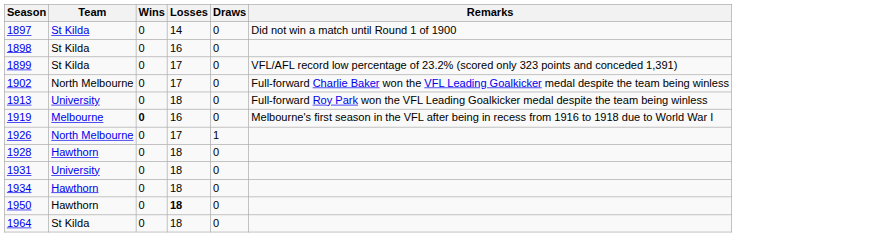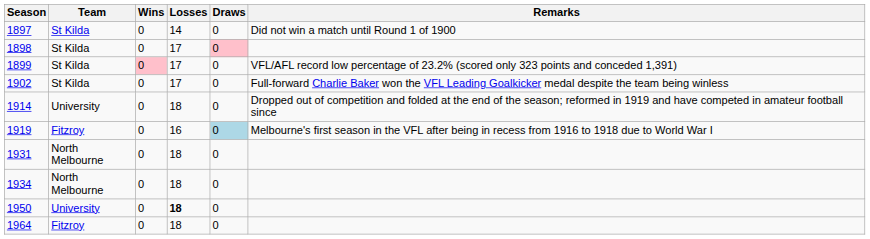(176, 48) 16 -> (176, 48) 17
(216, 48) no background -> (216, 48) pink background
(142, 65) no background -> (141, 65) pink background
(92, 83) North Melbourne -> (70, 83) St Kilda
- row: (19, 100)
+ row: (19, 107)
(77, 118) Melbourne -> (68, 130) Fitzroy
(142, 118) bold -> (141, 130) normal
(216, 118) no background -> (216, 130) lightblue background
- row: (19, 135)
- row: (19, 153)
(75, 170) University -> (77, 154) North Melbourne
(75, 188) Hawthorn -> (77, 184) North Melbourne
(75, 205) Hawthorn -> (75, 208) University
(70, 223) St Kilda -> (68, 225) Fitzroy
